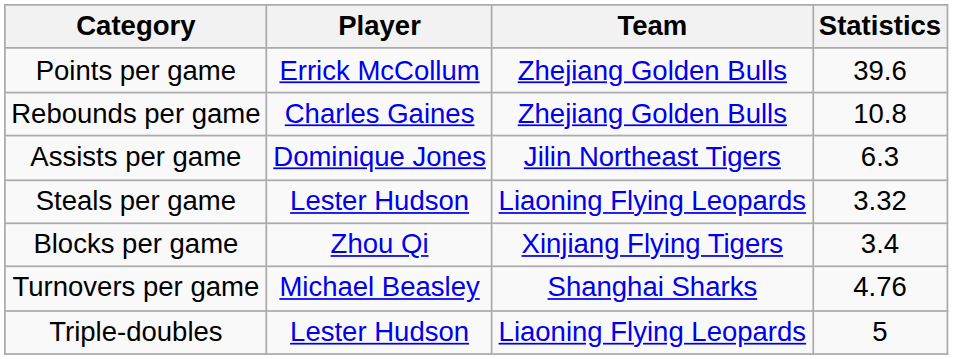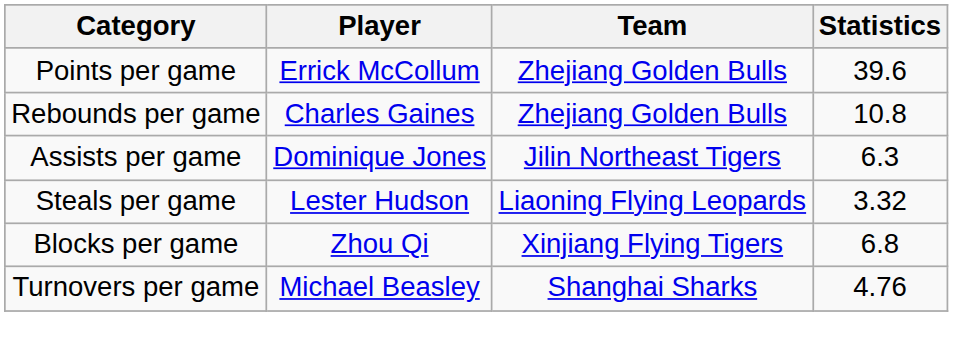(880, 244) 3.4 -> (880, 244) 6.8
- row: (136, 331)
